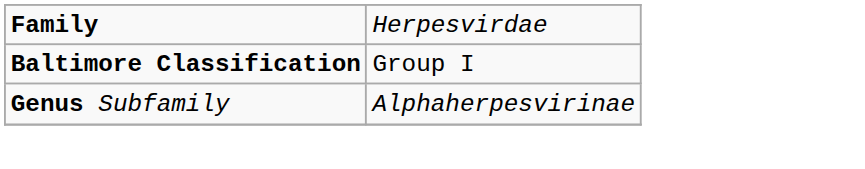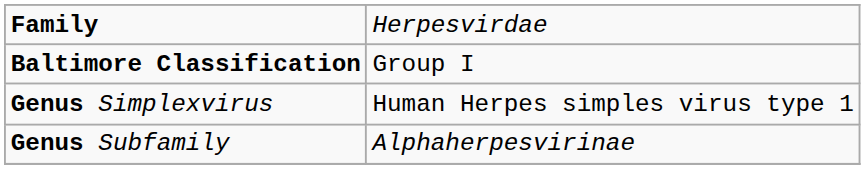+ row: (142, 104)
